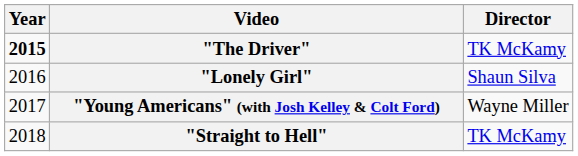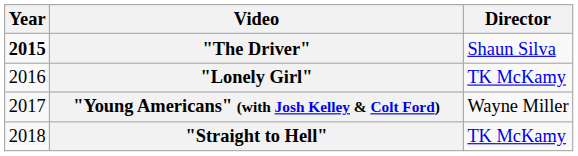(517, 48) TK McKamy -> (512, 48) Shaun Silva
(512, 77) Shaun Silva -> (517, 77) TK McKamy
